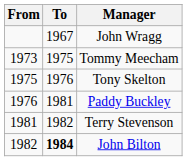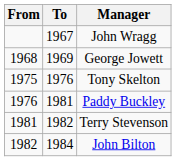+ row: (124, 58)
- row: (129, 58)
(60, 144) bold -> (60, 144) normal
